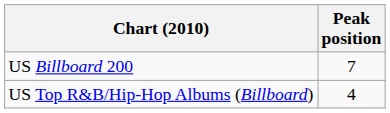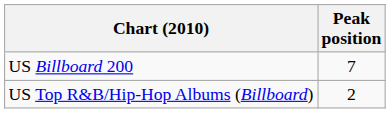(351, 94) 4 -> (351, 94) 2
